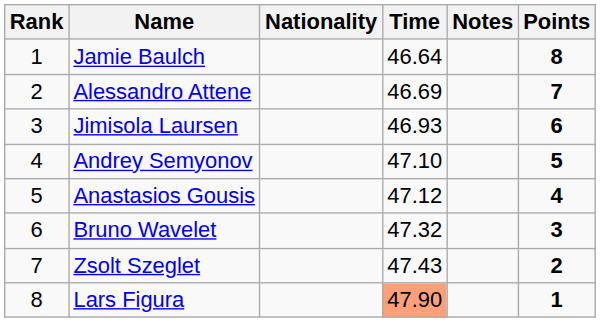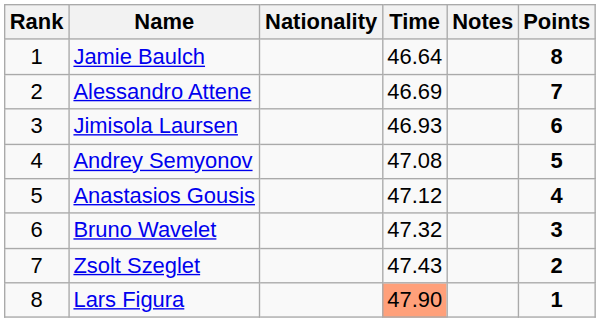(415, 160) 47.10 -> (415, 160) 47.08
